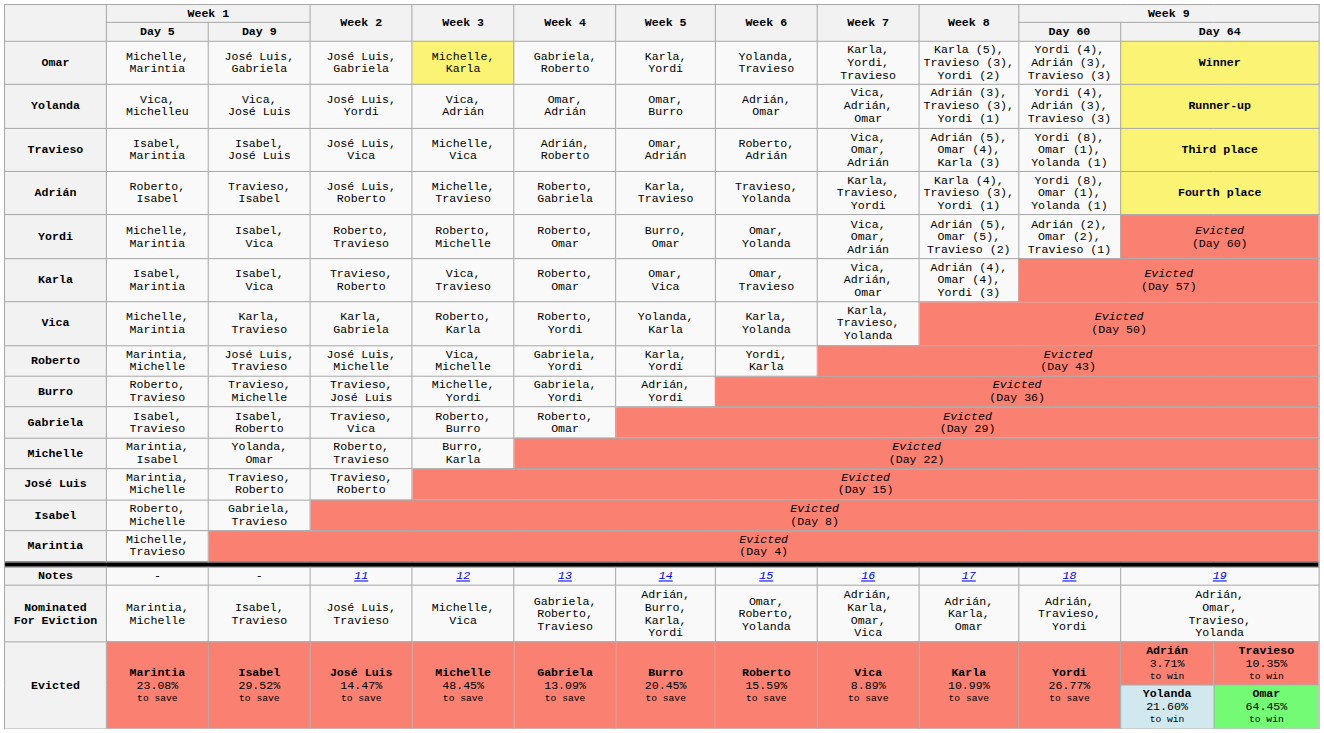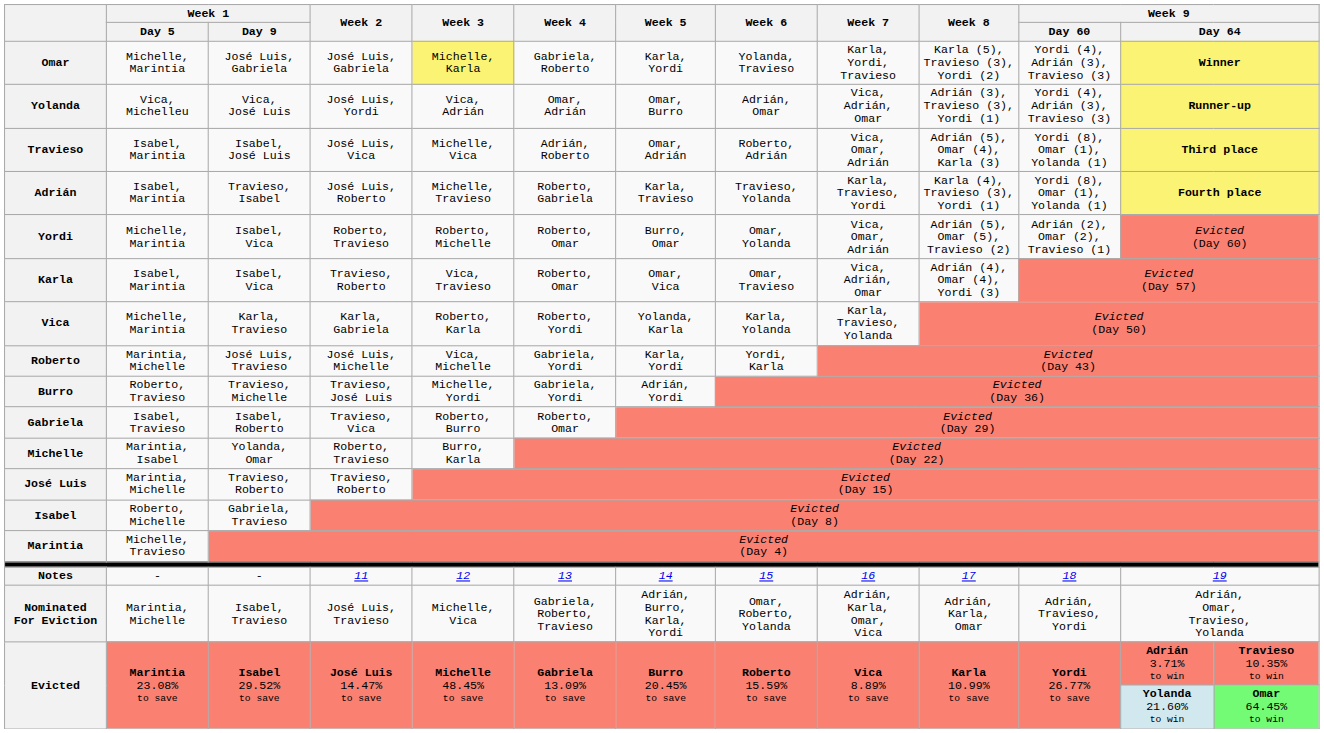(157, 193) Roberto, Isabel -> (157, 193) Isabel, Marintia
